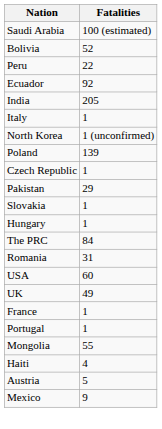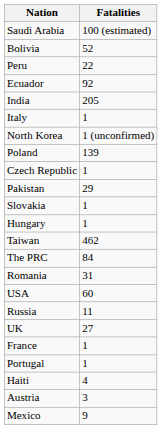+ row: (23, 240)
+ row: (22, 310)
(88, 293) 49 -> (88, 328) 27
- row: (28, 345)
(85, 380) 5 -> (85, 398) 3
